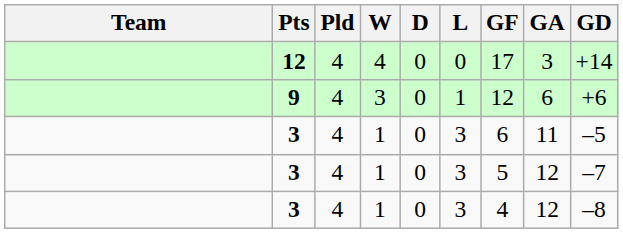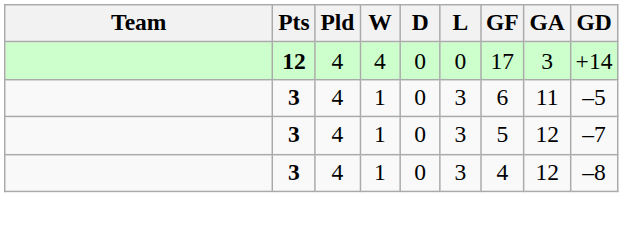- row: (294, 97)
